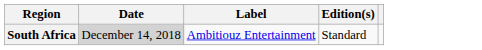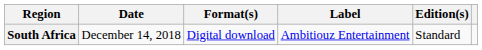+ column: (231, 14)
(131, 34) lightgrey background -> (131, 34) no background
